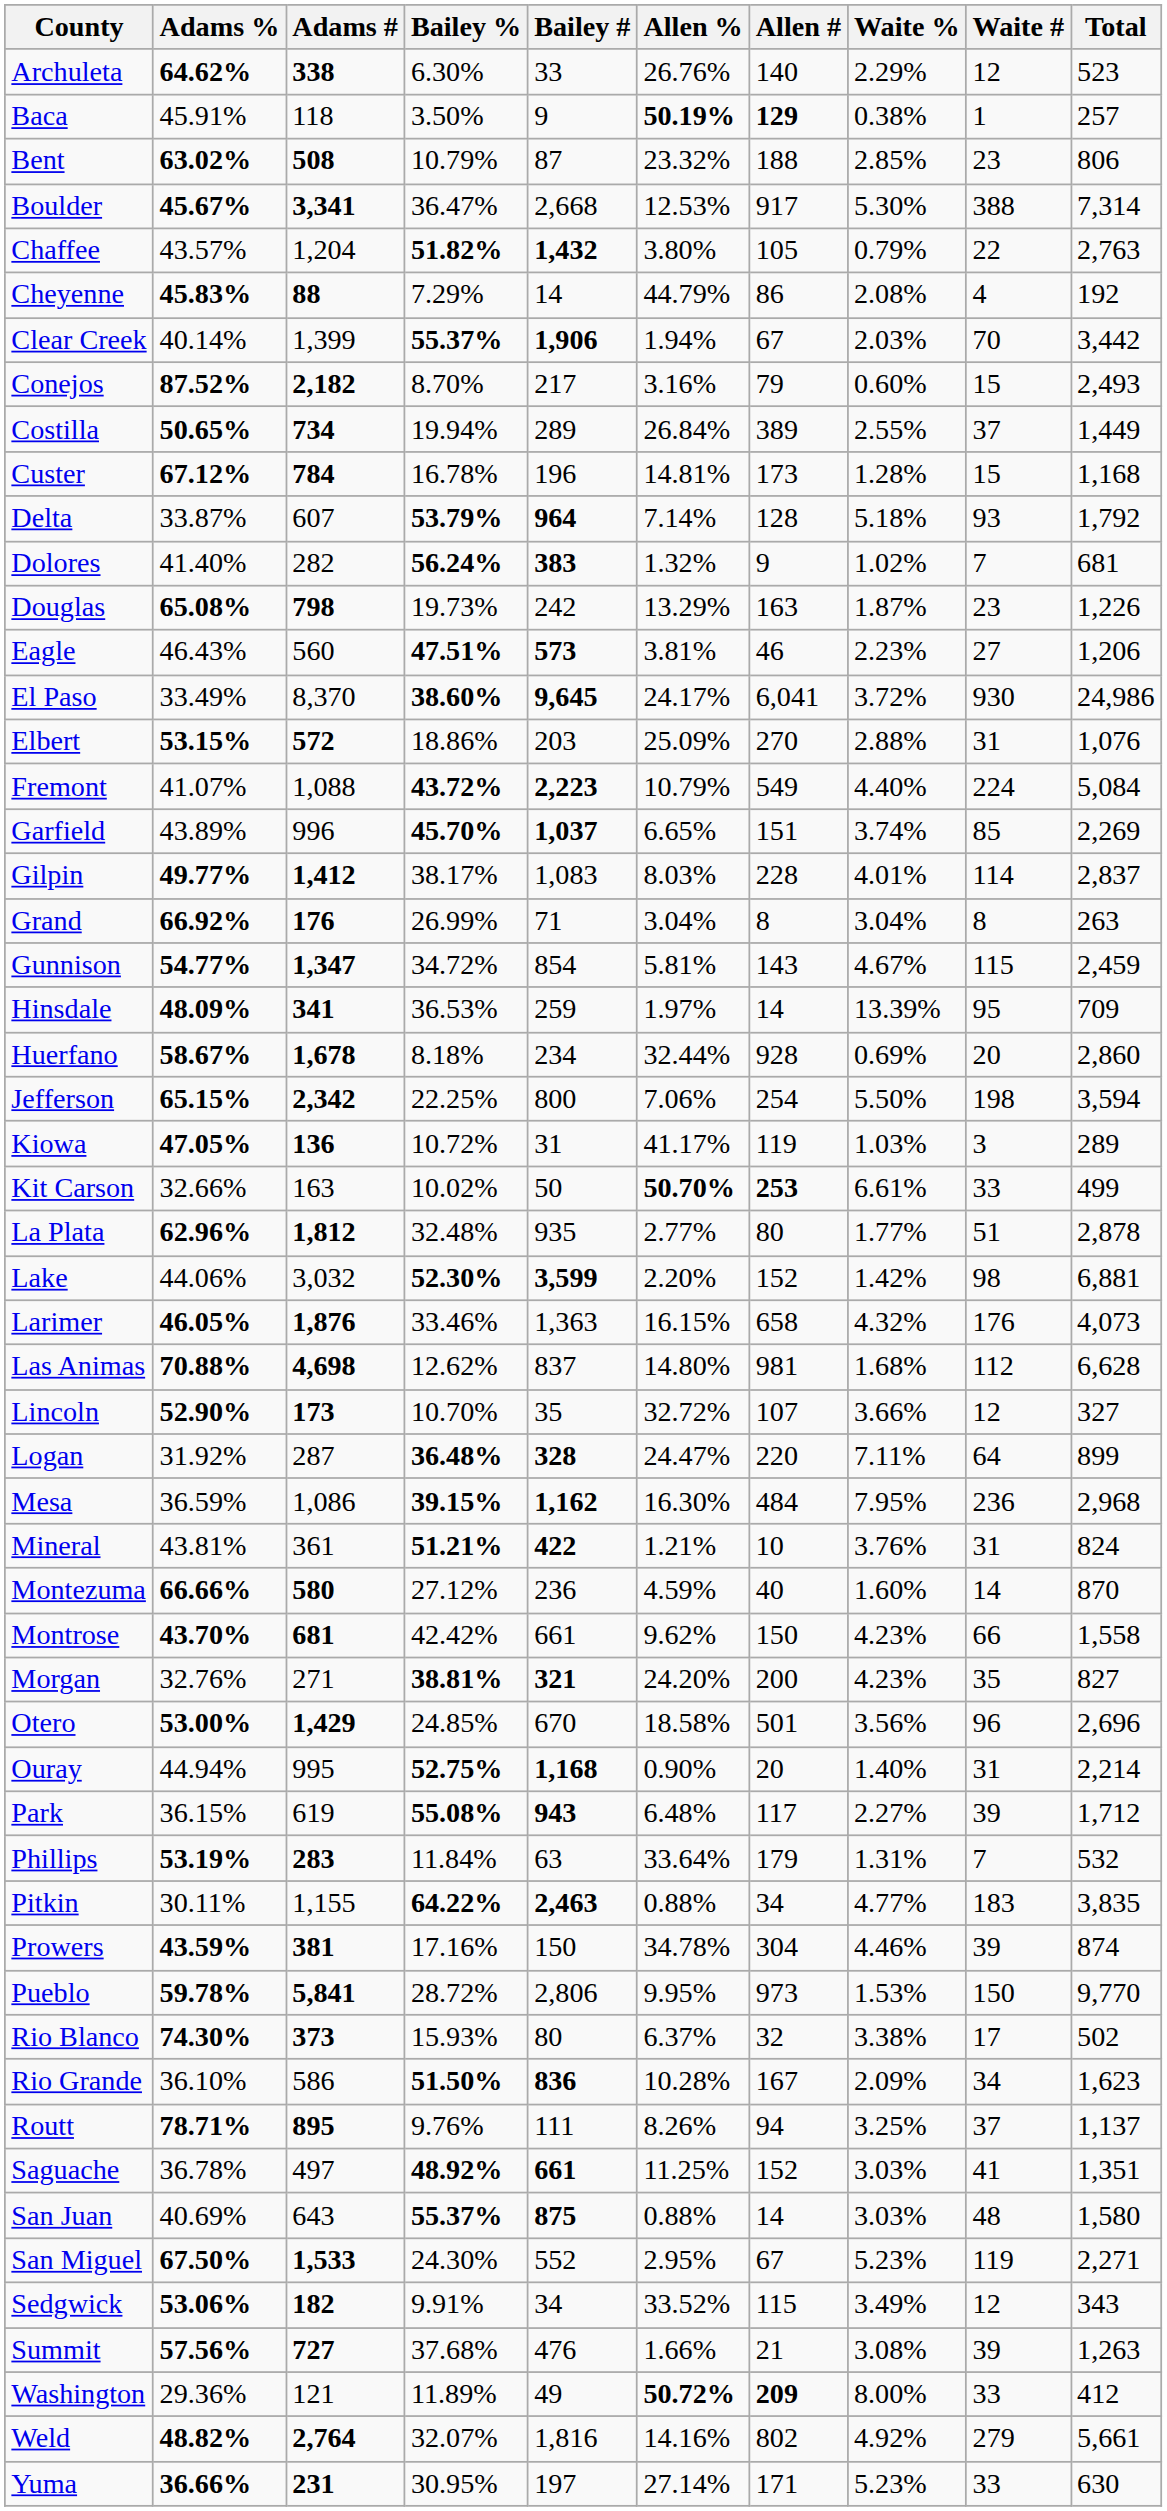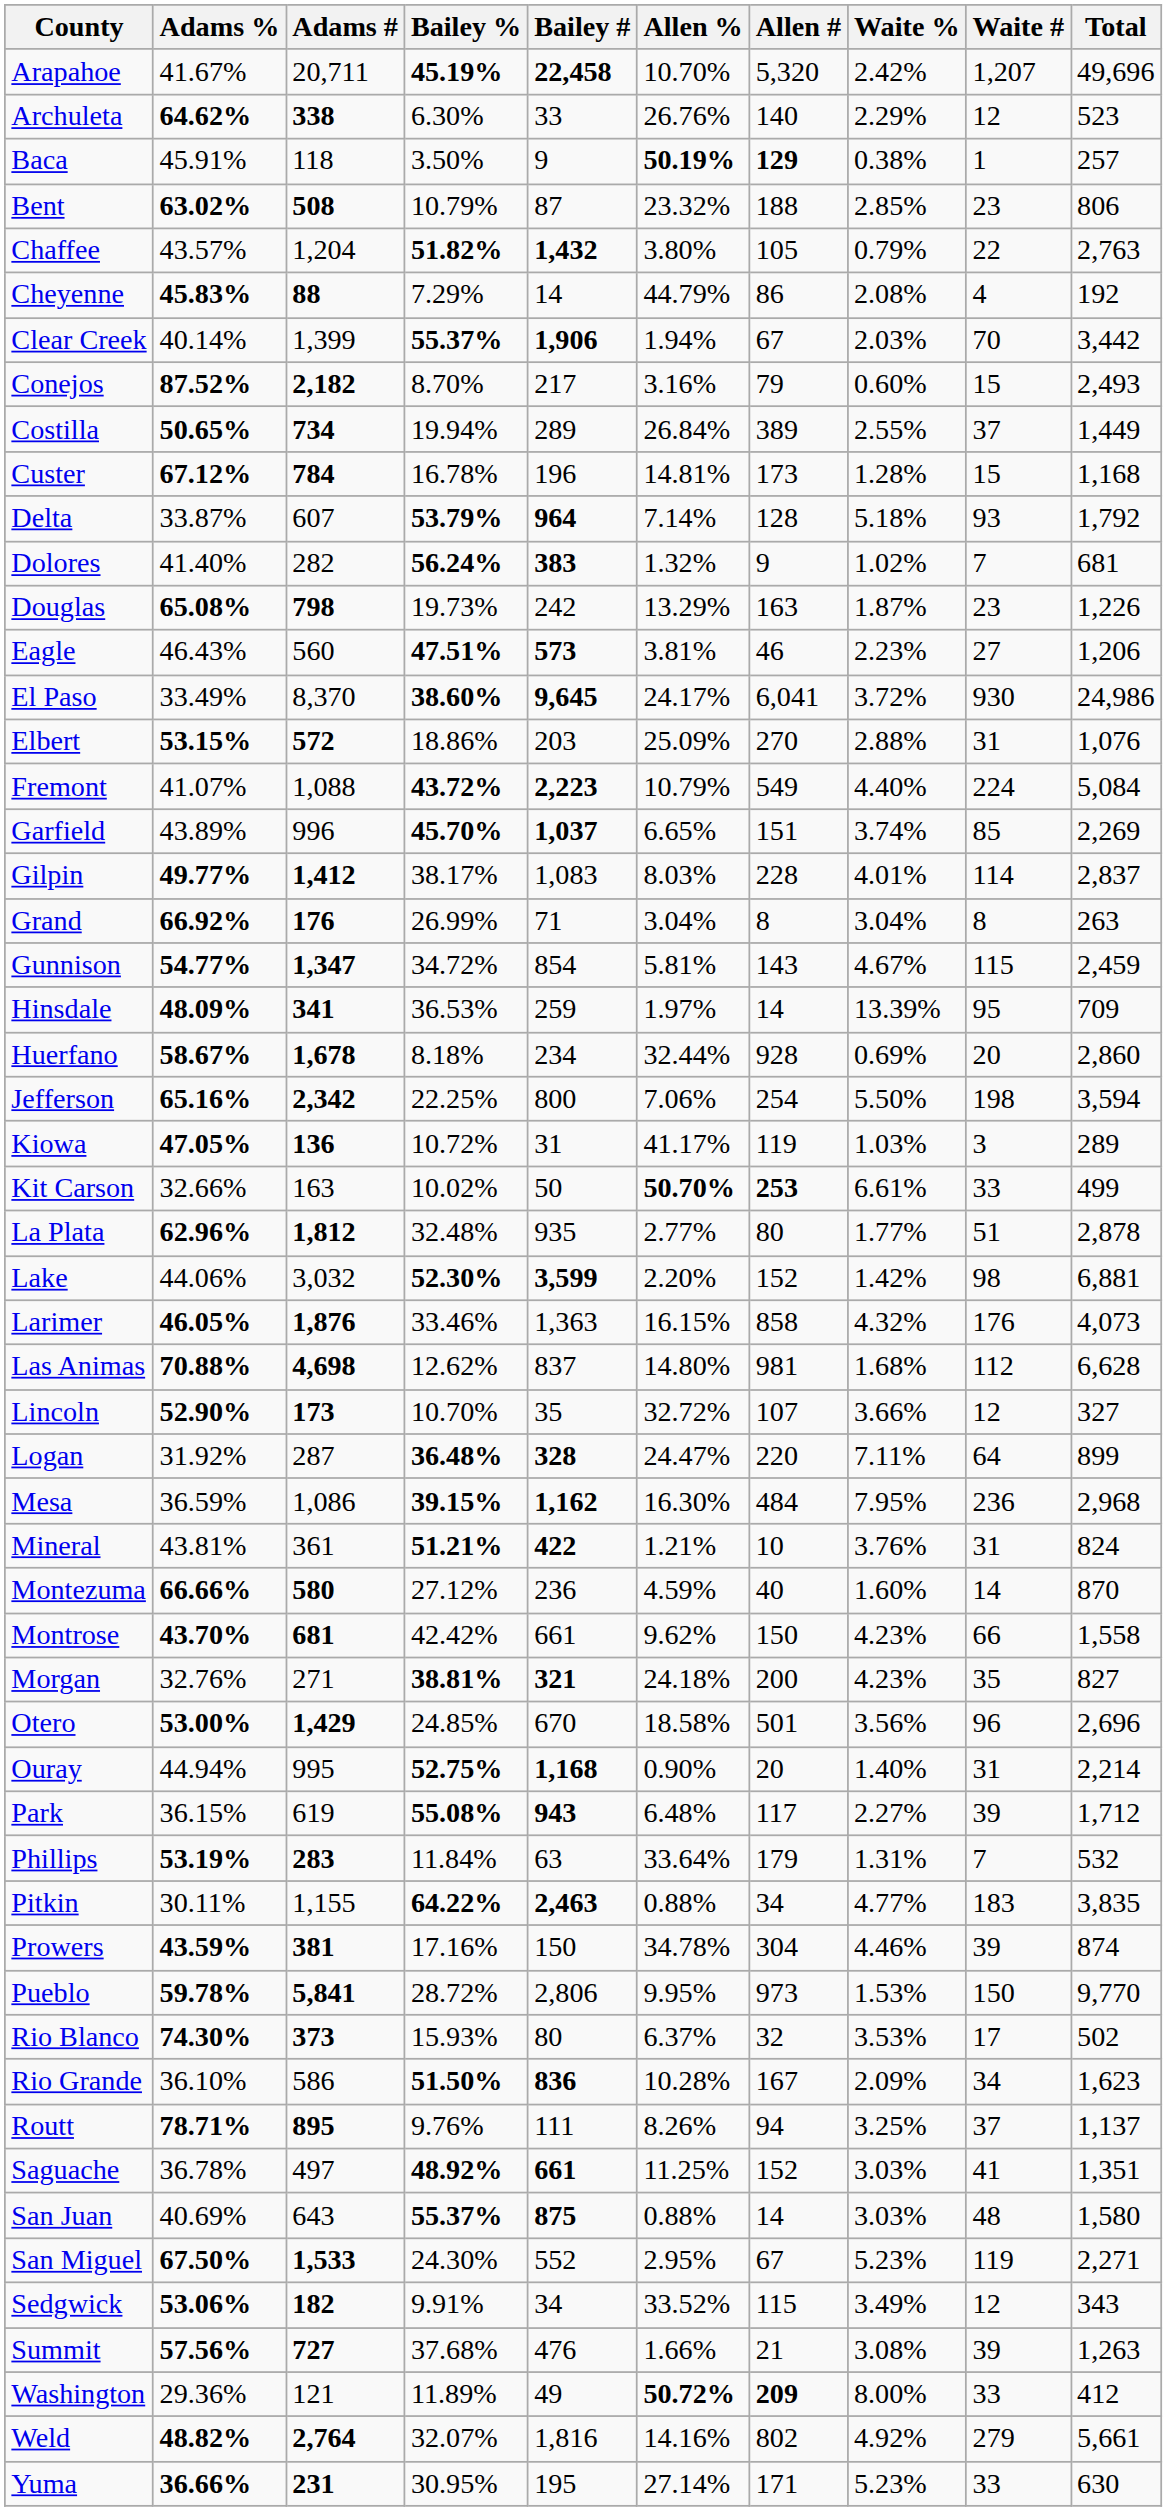+ row: (66, 71)
- row: (57, 205)
(205, 1098) 65.15% -> (205, 1098) 65.16%
(777, 1321) 658 -> (777, 1321) 858
(687, 1679) 24.20% -> (687, 1679) 24.18%
(890, 2036) 3.38% -> (890, 2036) 3.53%
(555, 2483) 197 -> (555, 2483) 195
